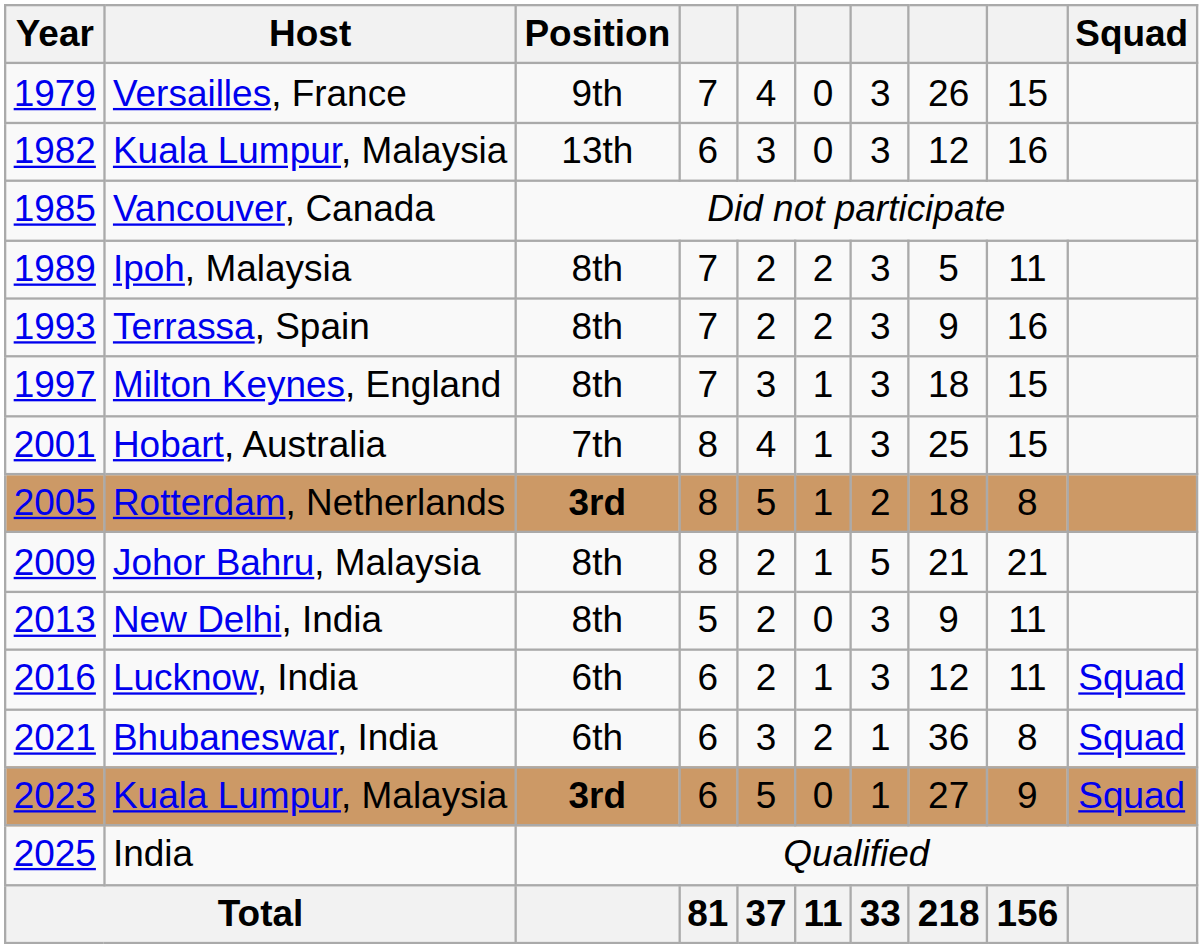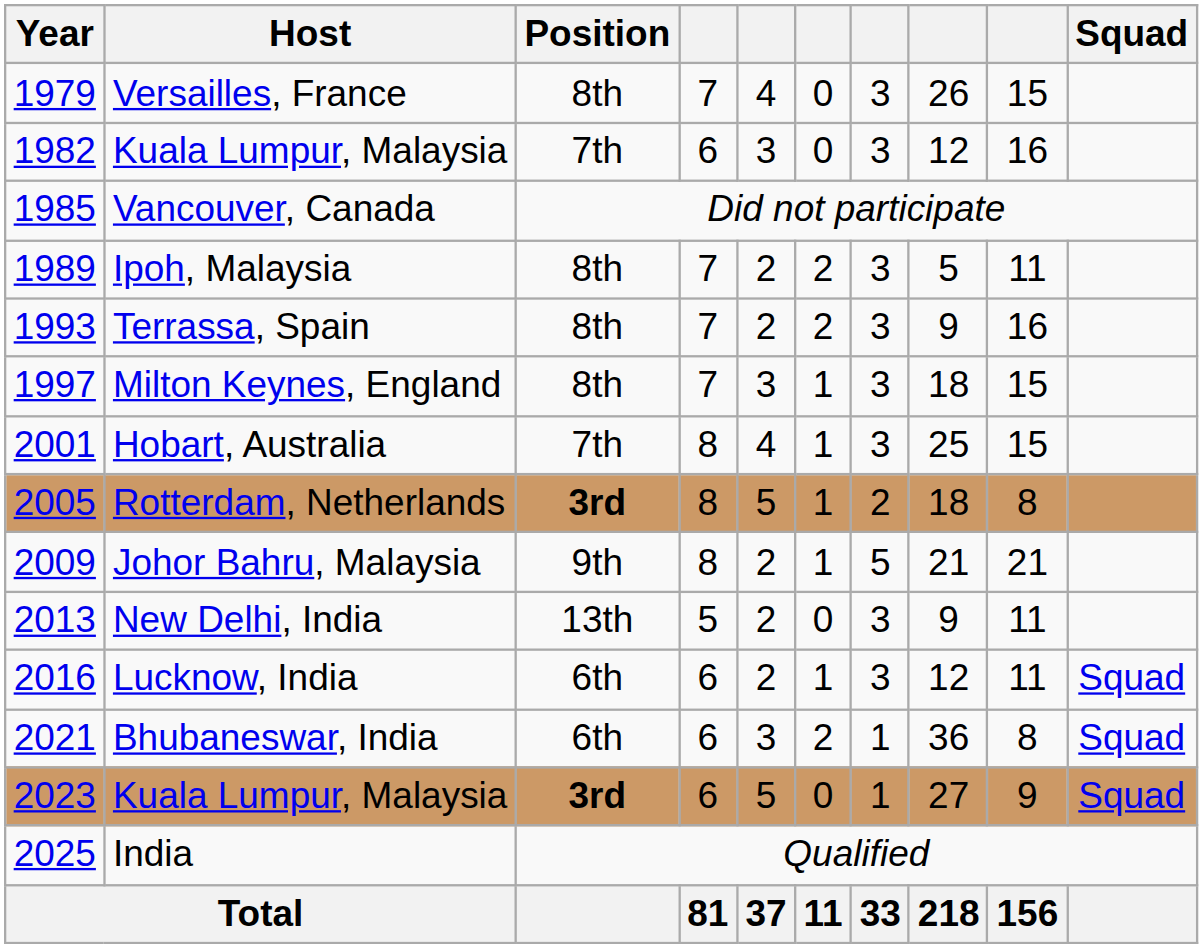(597, 92) 9th -> (597, 92) 8th
(597, 151) 13th -> (597, 151) 7th
(597, 561) 8th -> (597, 561) 9th
(597, 619) 8th -> (597, 619) 13th
